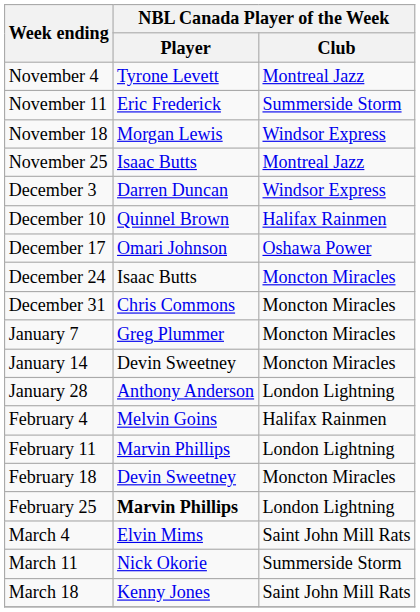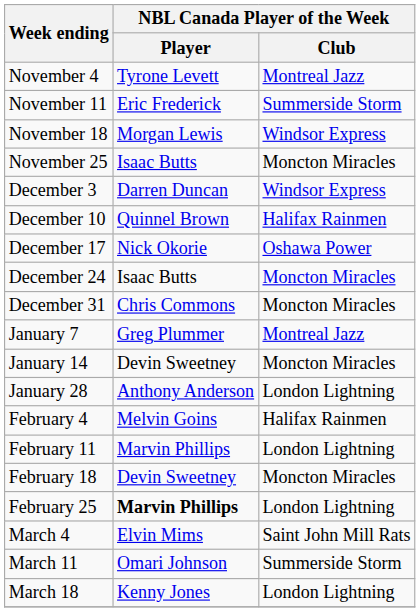(313, 162) Montreal Jazz -> (329, 162) Moncton Miracles
(172, 248) Omari Johnson -> (162, 248) Nick Okorie
(329, 334) Moncton Miracles -> (313, 334) Montreal Jazz
(162, 563) Nick Okorie -> (172, 563) Omari Johnson
(337, 592) Saint John Mill Rats -> (329, 592) London Lightning
